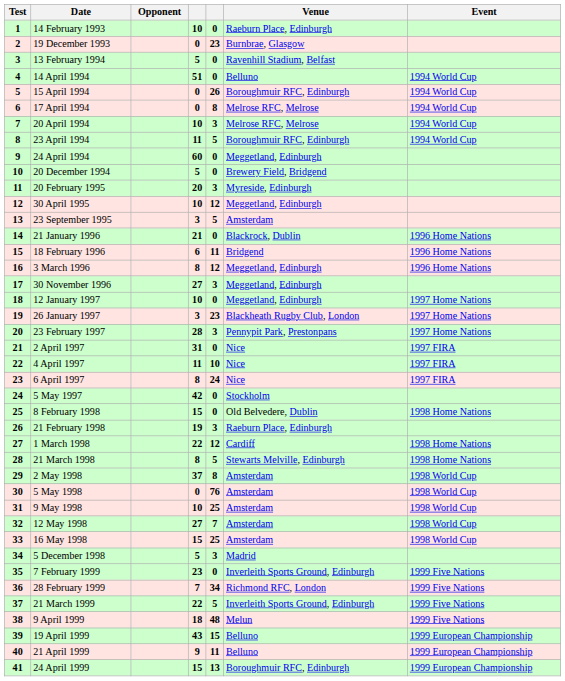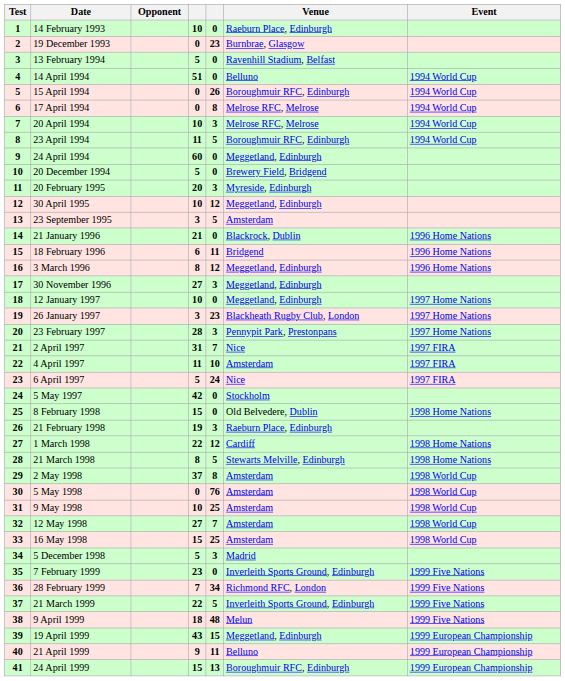(215, 348) 0 -> (215, 348) 7
(236, 364) Nice -> (250, 364) Amsterdam
(197, 380) 8 -> (197, 380) 5
(242, 635) Belluno -> (274, 635) Meggetland, Edinburgh
